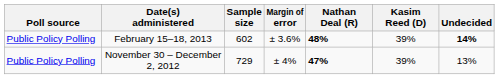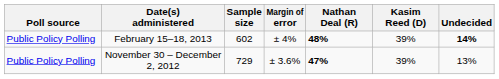(285, 39) ± 3.6% -> (285, 39) ± 4%
(285, 60) ± 4% -> (285, 60) ± 3.6%
